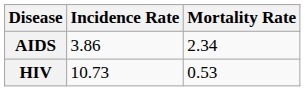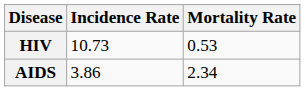rows swapped: (36, 72) <-> (36, 45)
